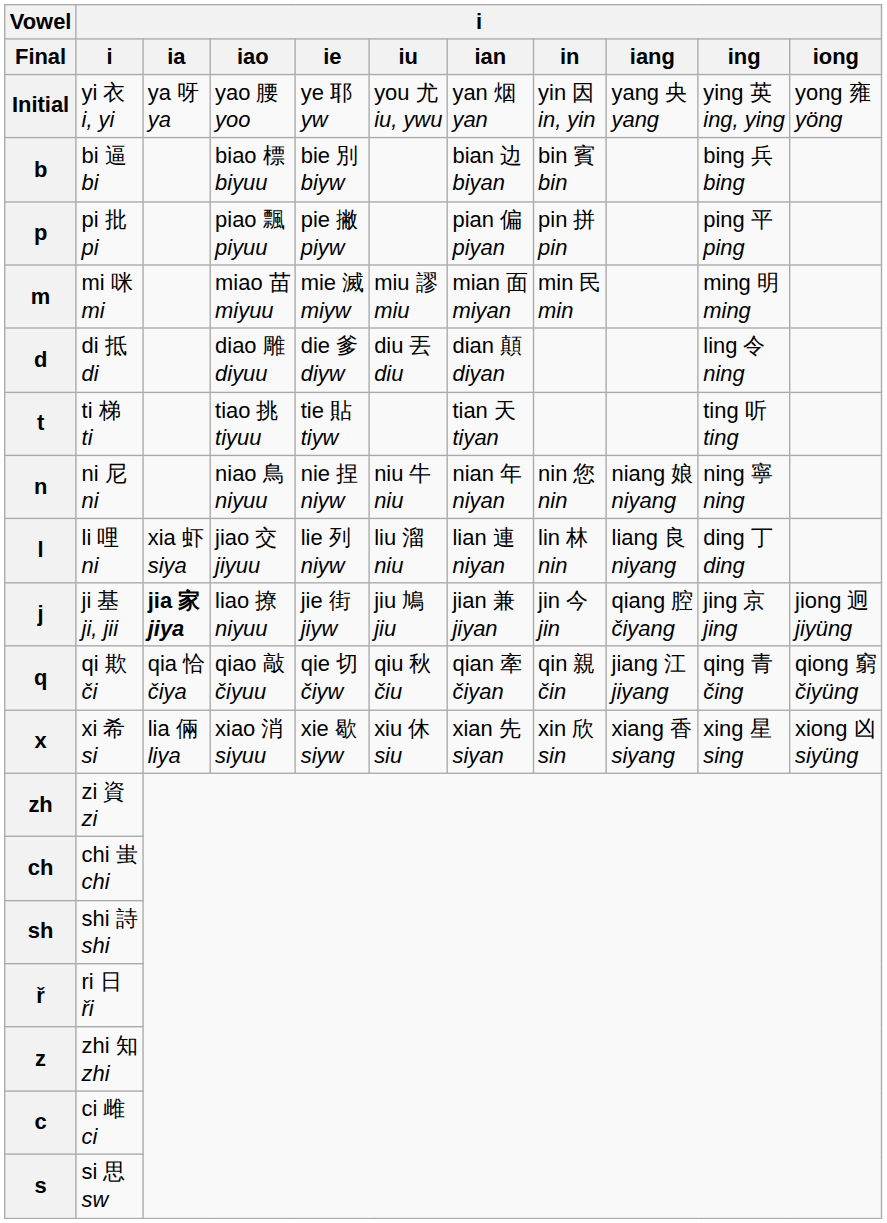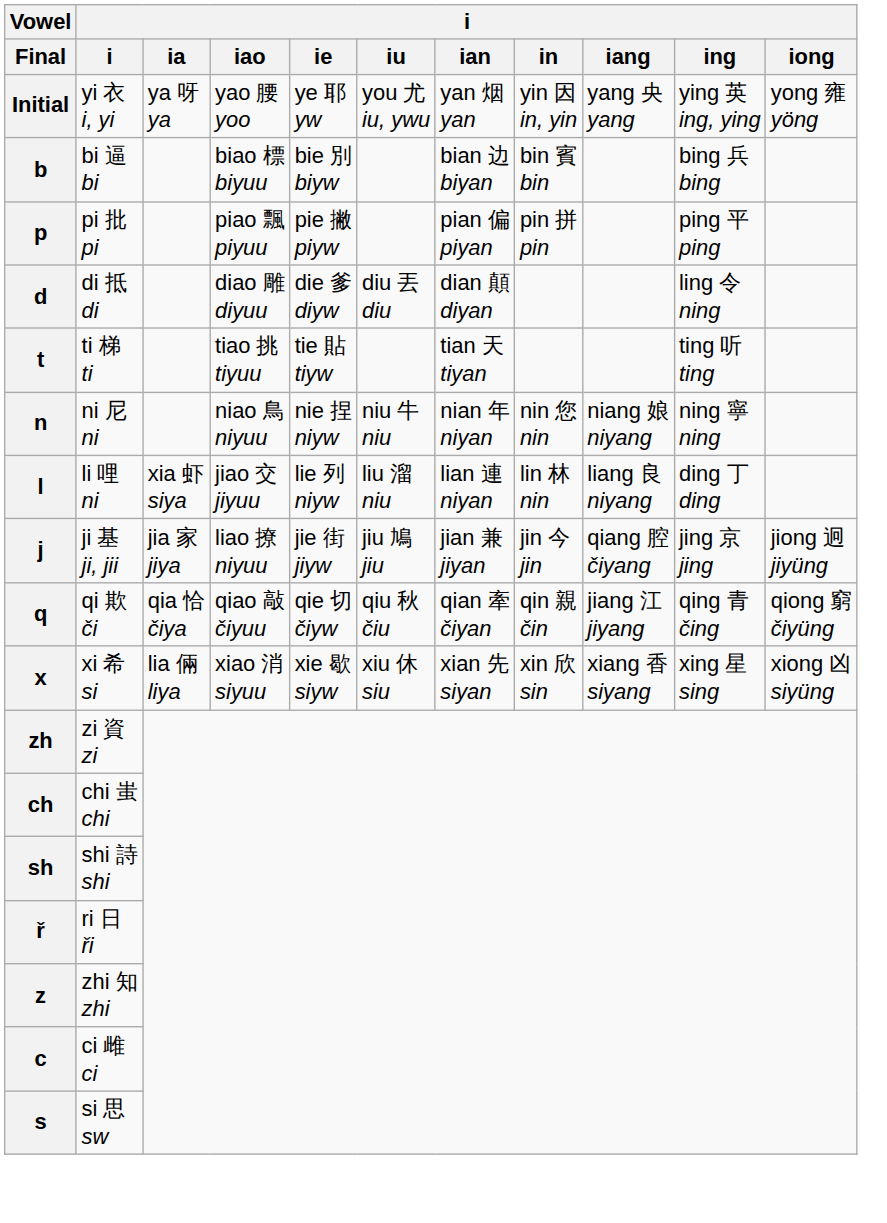- row: (41, 296)
(174, 614) bold -> (173, 551) normal
